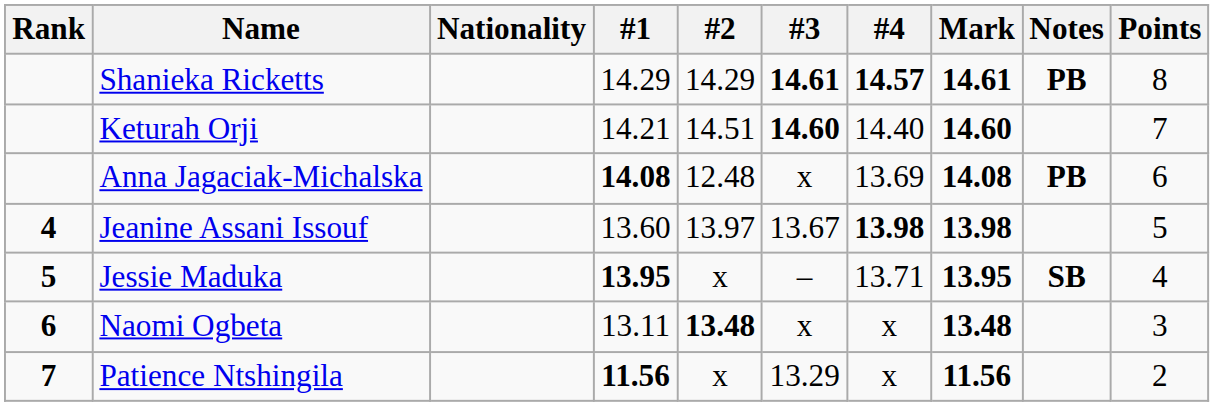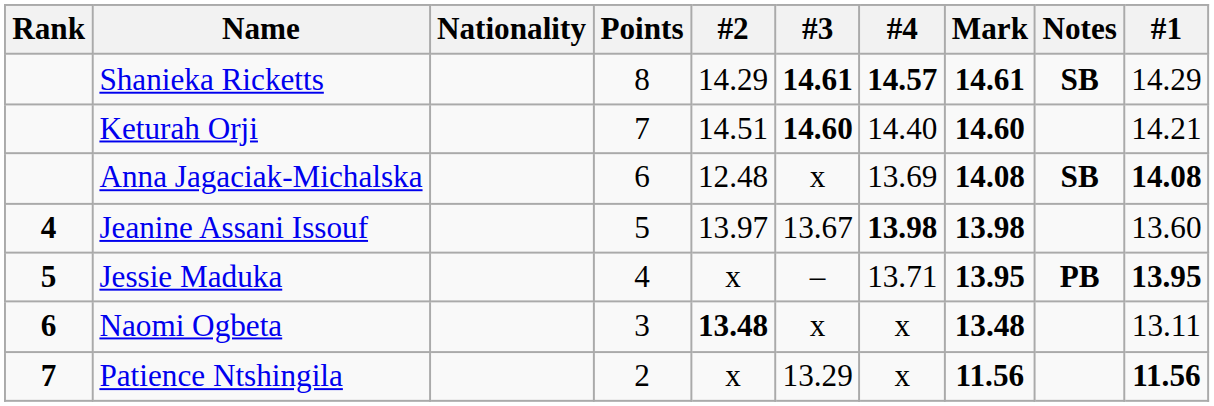columns swapped: (635, 29) <-> (1160, 29)
(1067, 78) PB -> (1080, 78) SB
(1067, 177) PB -> (1080, 177) SB
(1067, 276) SB -> (1080, 276) PB
